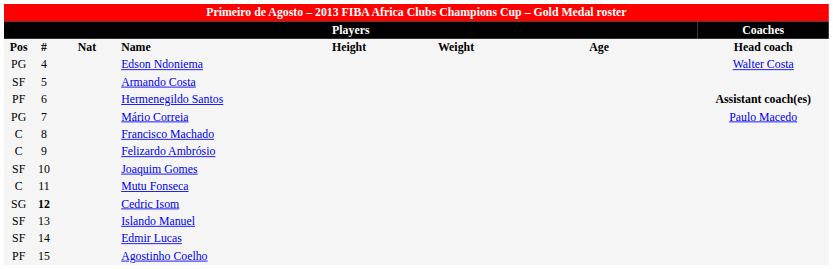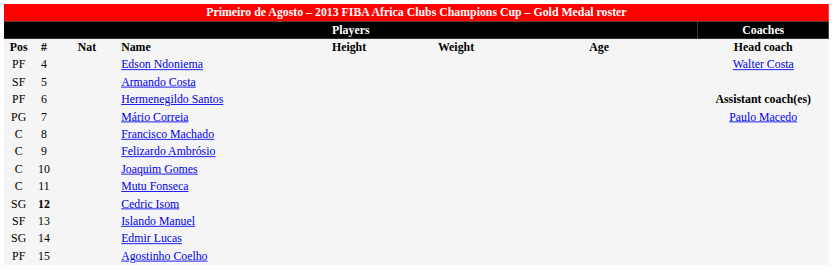(19, 64) PG -> (19, 64) PF
(19, 169) SF -> (19, 169) C
(19, 238) SF -> (19, 238) SG
